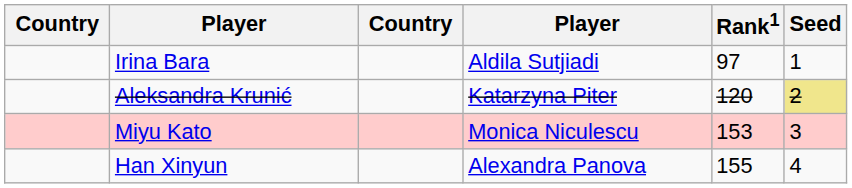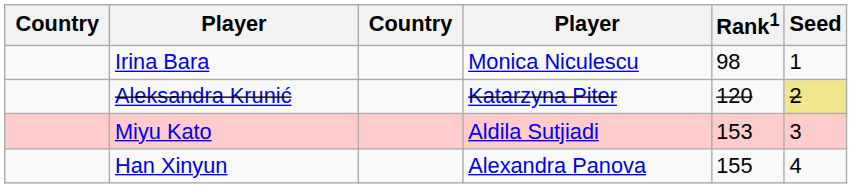(534, 62) Aldila Sutjiadi -> (553, 62) Monica Niculescu
(728, 62) 97 -> (728, 62) 98
(553, 131) Monica Niculescu -> (534, 131) Aldila Sutjiadi
